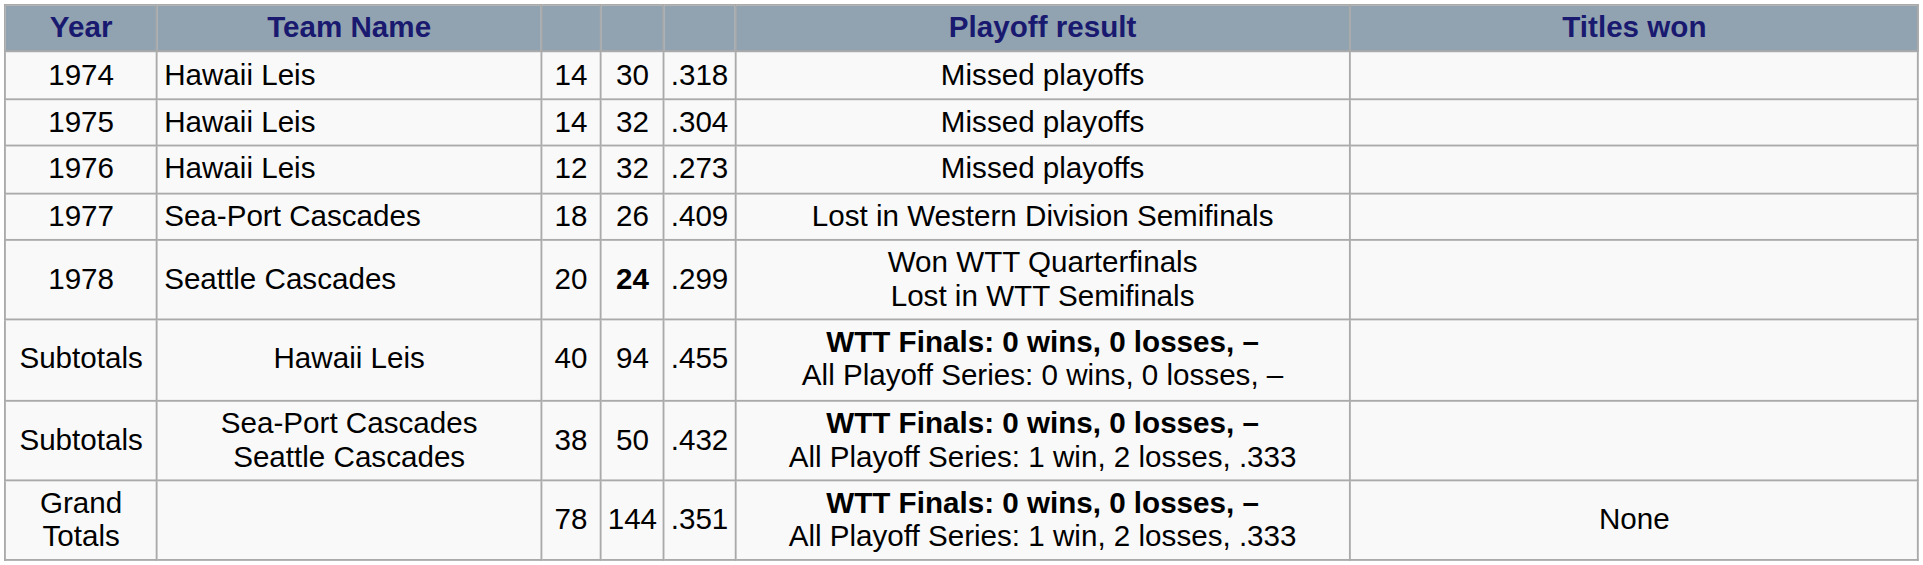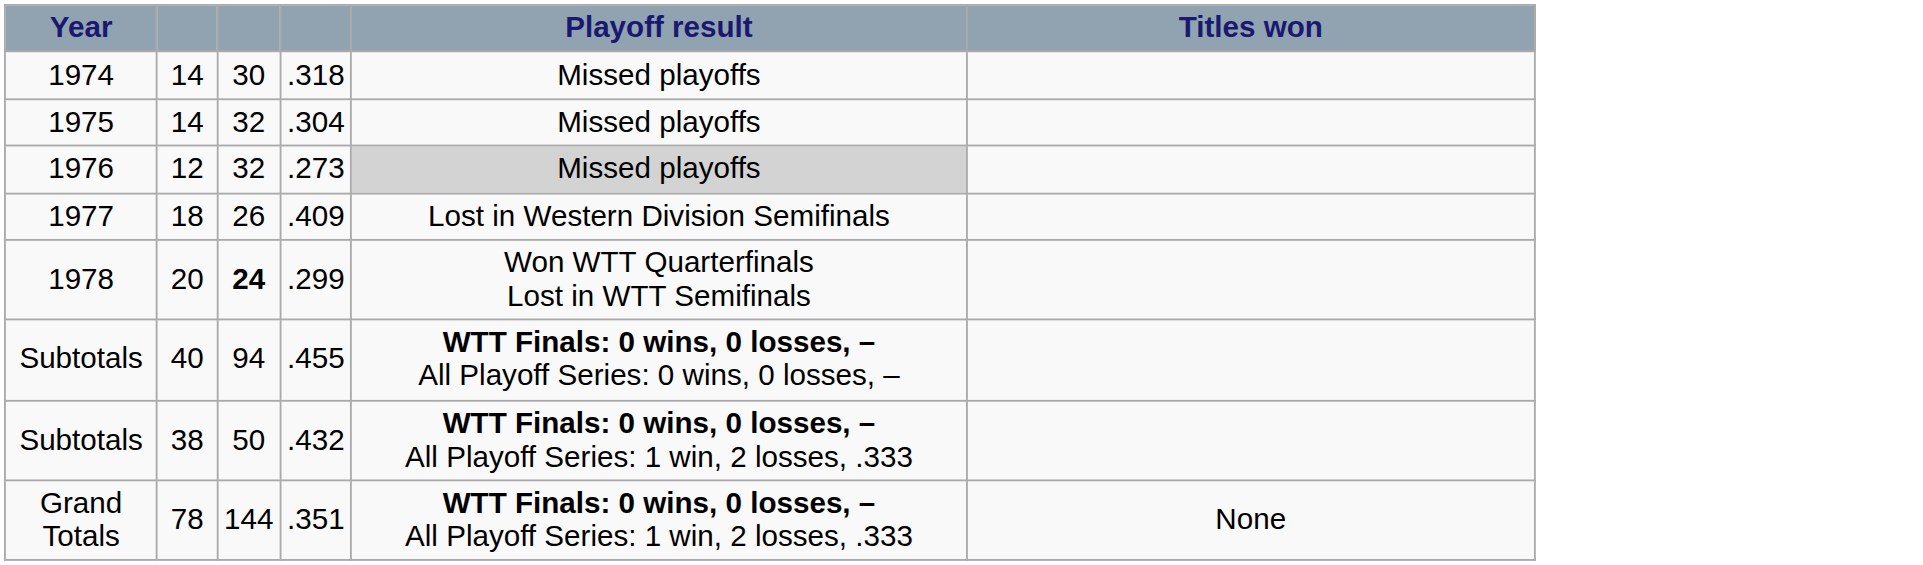- column: (349, 27)
(1043, 168) no background -> (659, 168) lightgrey background
